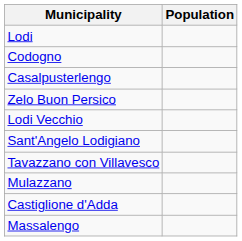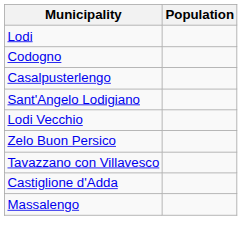rows swapped: (74, 141) <-> (62, 99)
- row: (40, 183)
